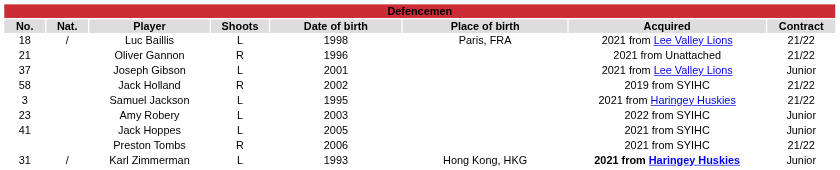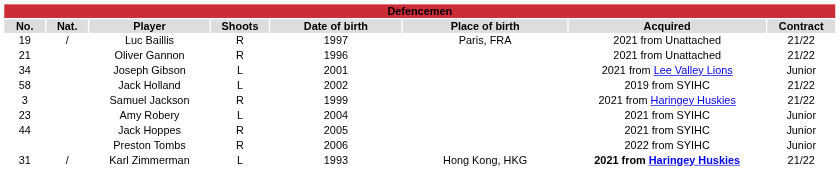(25, 41) 18 -> (25, 41) 19
(240, 41) L -> (240, 41) R
(336, 41) 1998 -> (336, 41) 1997
(667, 41) 2021 from Lee Valley Lions -> (667, 41) 2021 from Unattached
(25, 71) 37 -> (25, 71) 34
(240, 86) R -> (240, 86) L
(240, 101) L -> (240, 101) R
(336, 101) 1995 -> (336, 101) 1999
(336, 116) 2003 -> (336, 116) 2004
(667, 116) 2022 from SYIHC -> (667, 116) 2021 from SYIHC
(25, 130) 41 -> (25, 130) 44
(240, 130) L -> (240, 130) R
(667, 145) 2021 from SYIHC -> (667, 145) 2022 from SYIHC
(801, 145) 21/22 -> (801, 145) Junior
(801, 160) Junior -> (801, 160) 21/22
